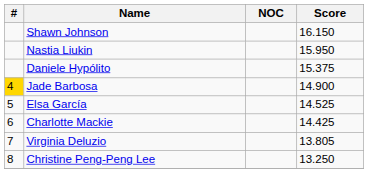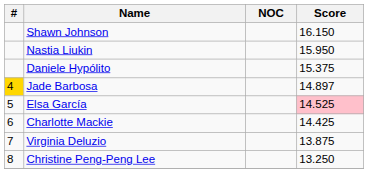(317, 86) 14.900 -> (317, 86) 14.897
(317, 104) no background -> (317, 104) pink background
(317, 141) 13.805 -> (317, 141) 13.875
